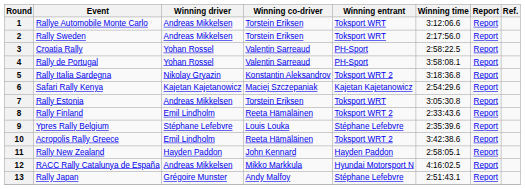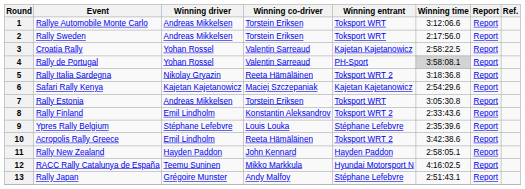(351, 49) PH-Sport -> (374, 49) Kajetan Kajetanowicz
(443, 62) no background -> (443, 62) lightgrey background
(288, 75) Konstantin Aleksandrov -> (279, 75) Reeta Hämäläinen
(279, 113) Reeta Hämäläinen -> (288, 113) Konstantin Aleksandrov
(198, 165) Andreas Mikkelsen -> (192, 165) Teemu Suninen
